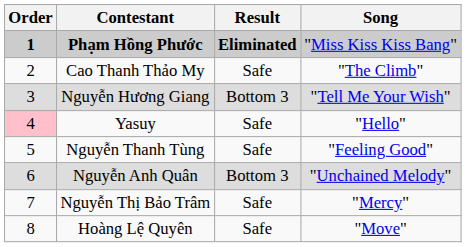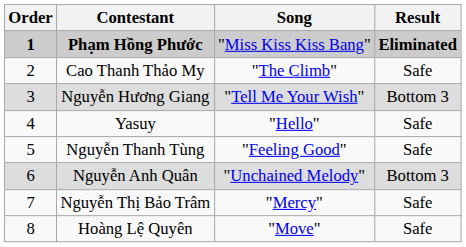columns swapped: (381, 17) <-> (257, 17)
(31, 123) pink background -> (31, 123) no background
